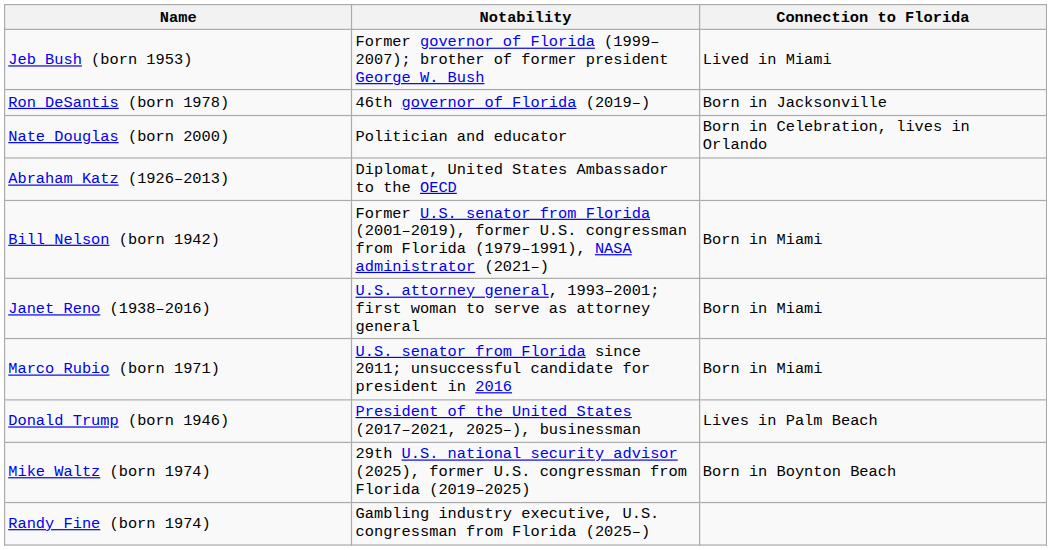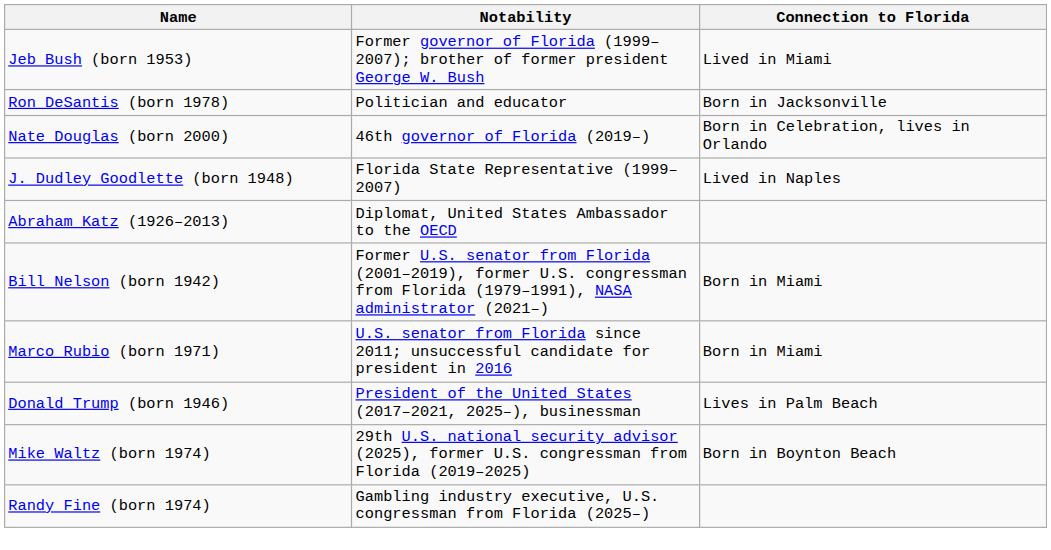(503, 102) 46th governor of Florida (2019–) -> (461, 102) Politician and educator
(461, 136) Politician and educator -> (503, 136) 46th governor of Florida (2019–)
+ row: (151, 179)
- row: (110, 309)
